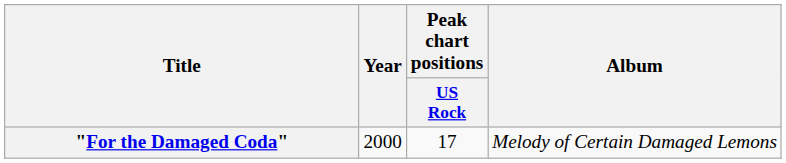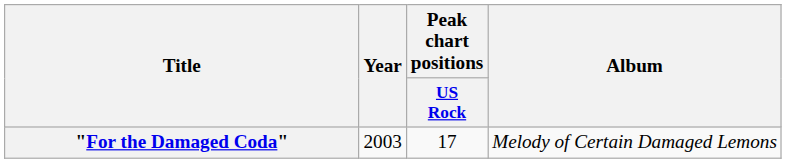(383, 142) 2000 -> (383, 142) 2003
